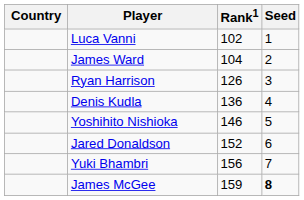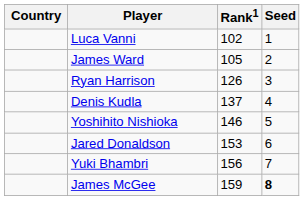(231, 60) 104 -> (231, 60) 105
(231, 101) 136 -> (231, 101) 137
(231, 143) 152 -> (231, 143) 153
